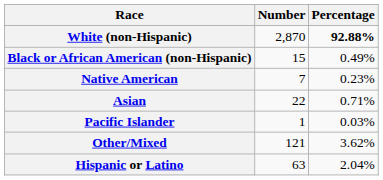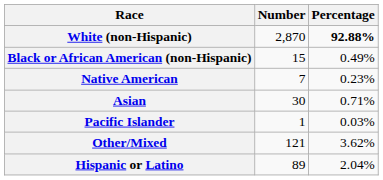(299, 100) 22 -> (299, 100) 30
(299, 164) 63 -> (299, 164) 89
